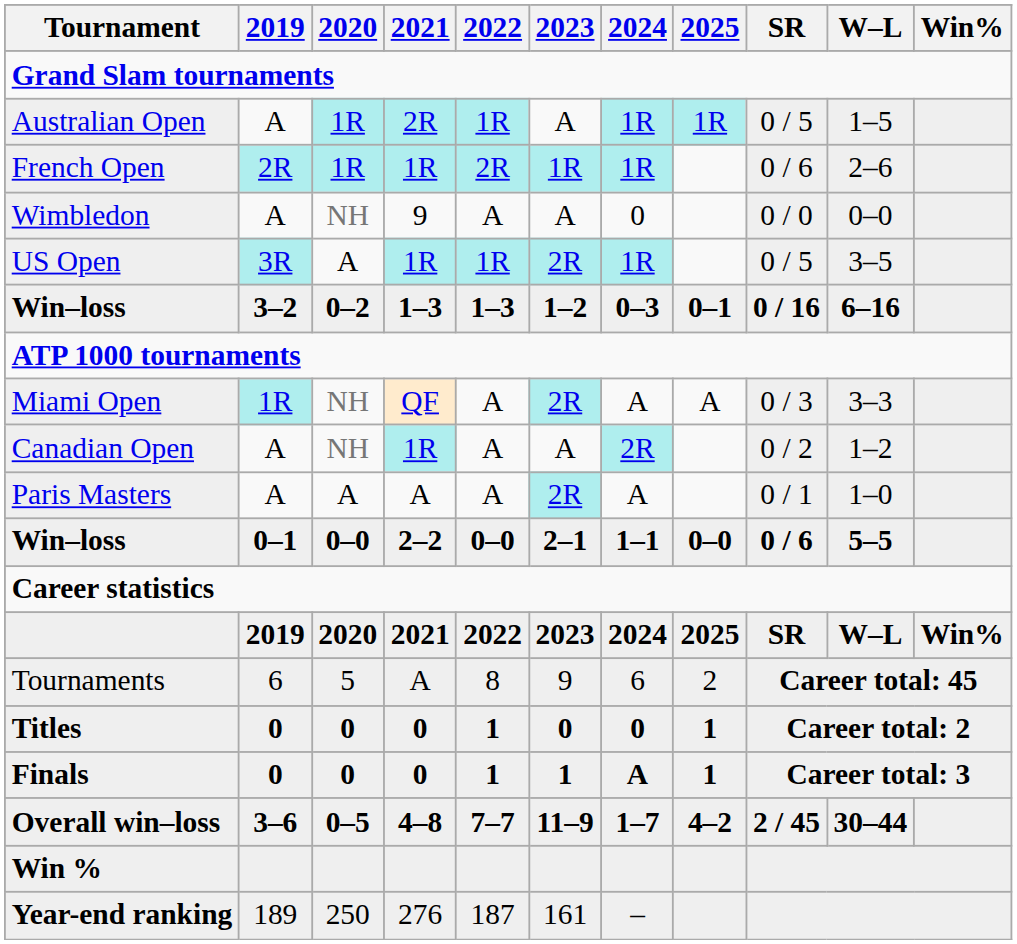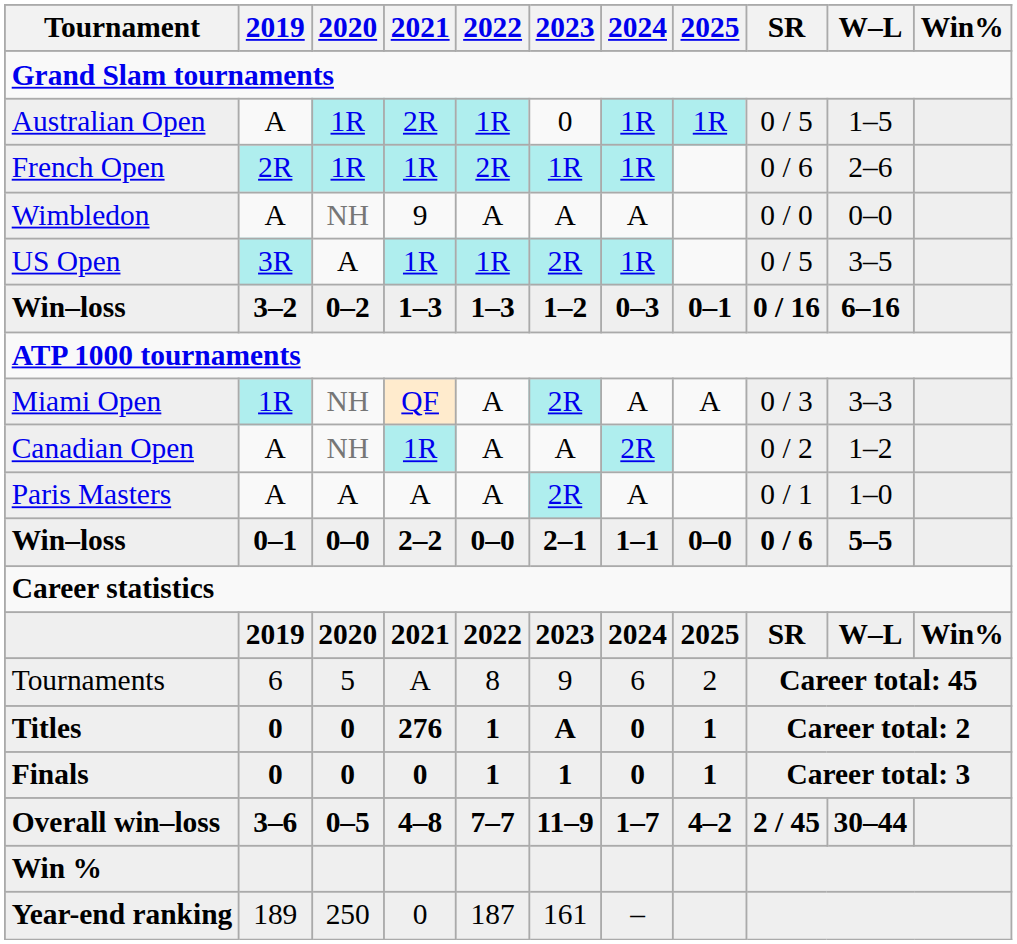(565, 121) A -> (565, 121) 0
(638, 214) 0 -> (638, 214) A
(420, 728) 0 -> (420, 728) 276
(565, 728) 0 -> (565, 728) A
(638, 774) A -> (638, 774) 0
(420, 914) 276 -> (420, 914) 0
